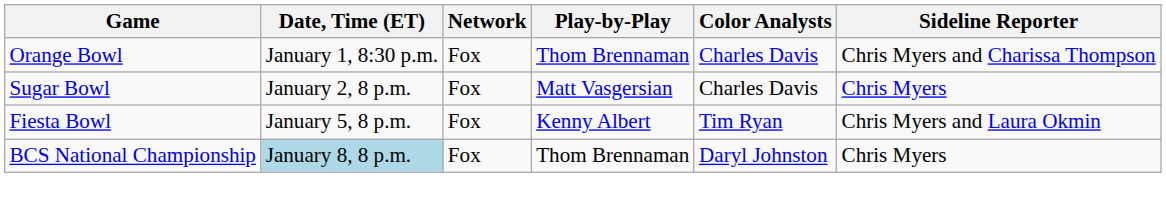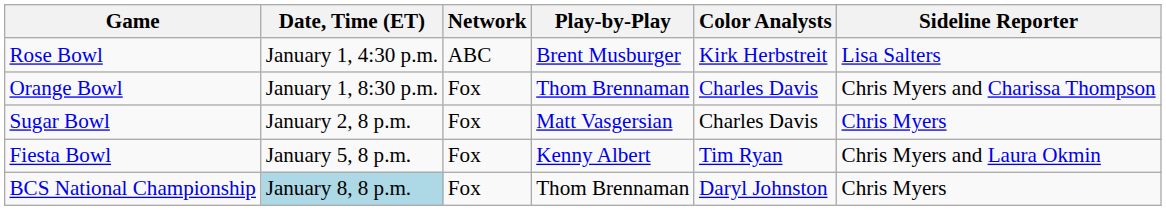+ row: (56, 54)
